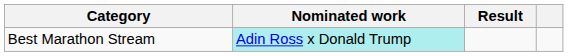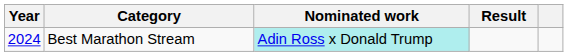+ column: (24, 16)
